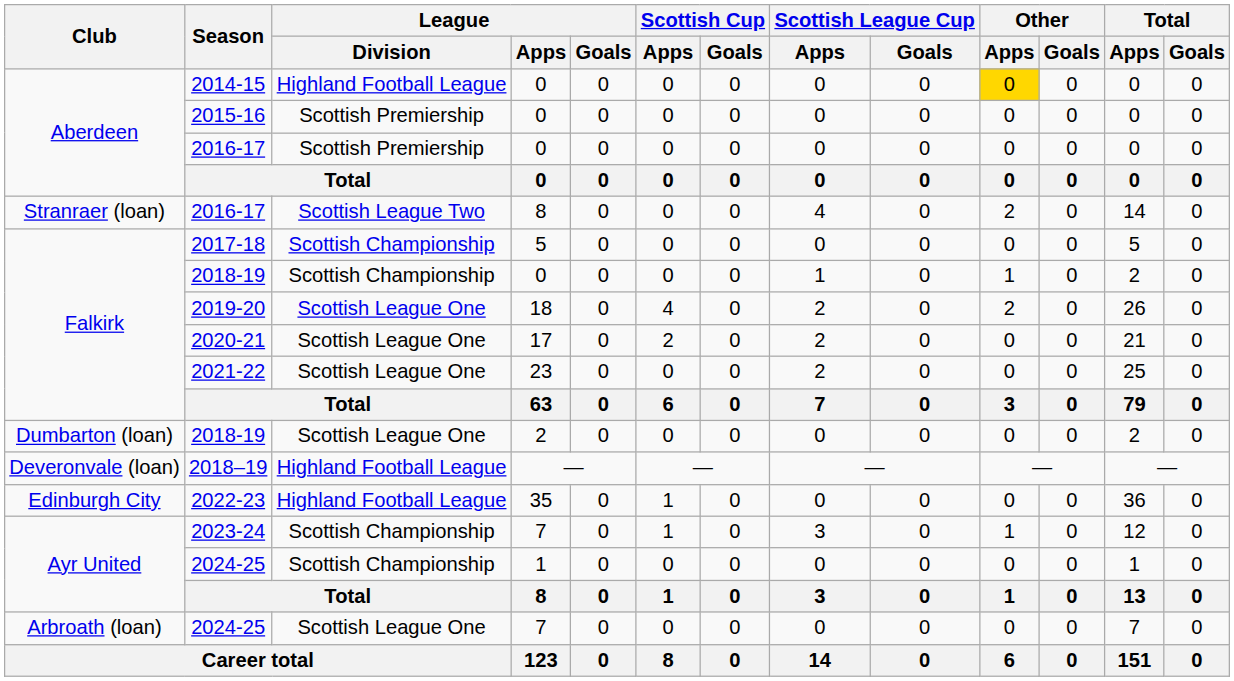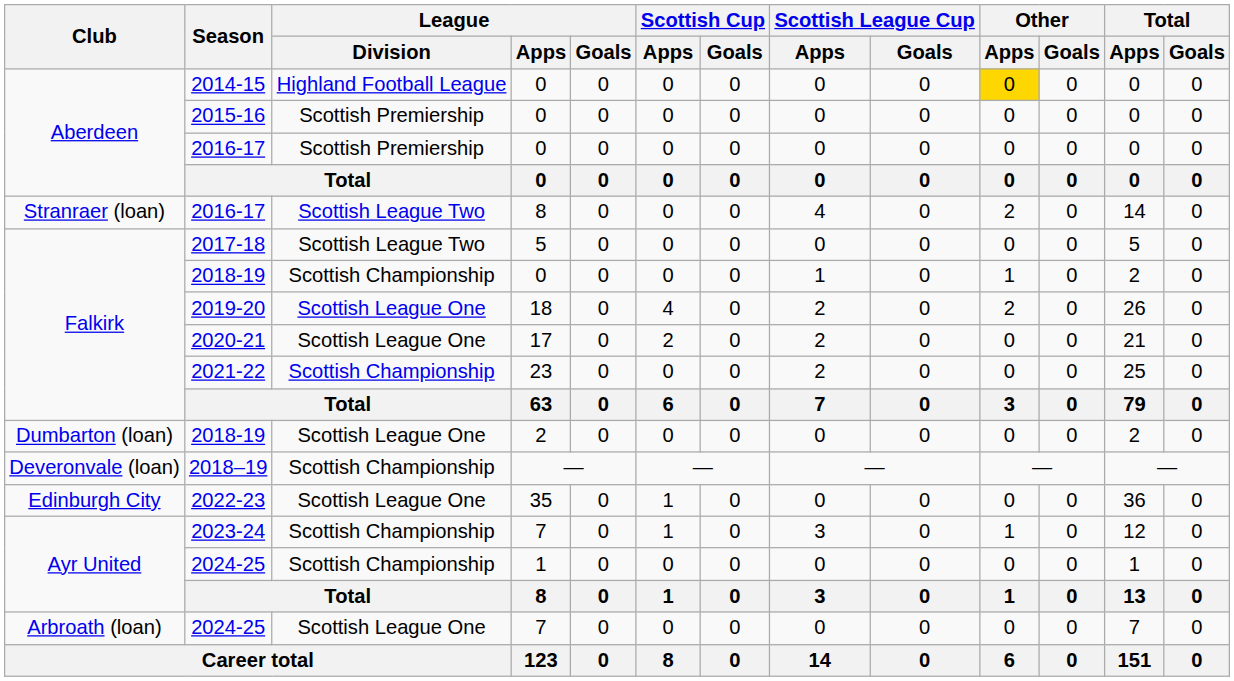(392, 244) Scottish Championship -> (392, 244) Scottish League Two
(392, 372) Scottish League One -> (392, 372) Scottish Championship
(392, 468) Highland Football League -> (392, 468) Scottish Championship
(392, 500) Highland Football League -> (392, 500) Scottish League One
